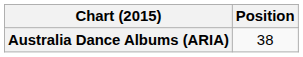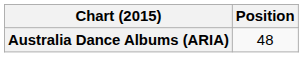(265, 39) 38 -> (265, 39) 48
